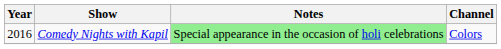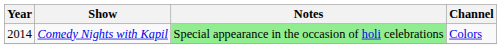(20, 33) 2016 -> (20, 33) 2014
